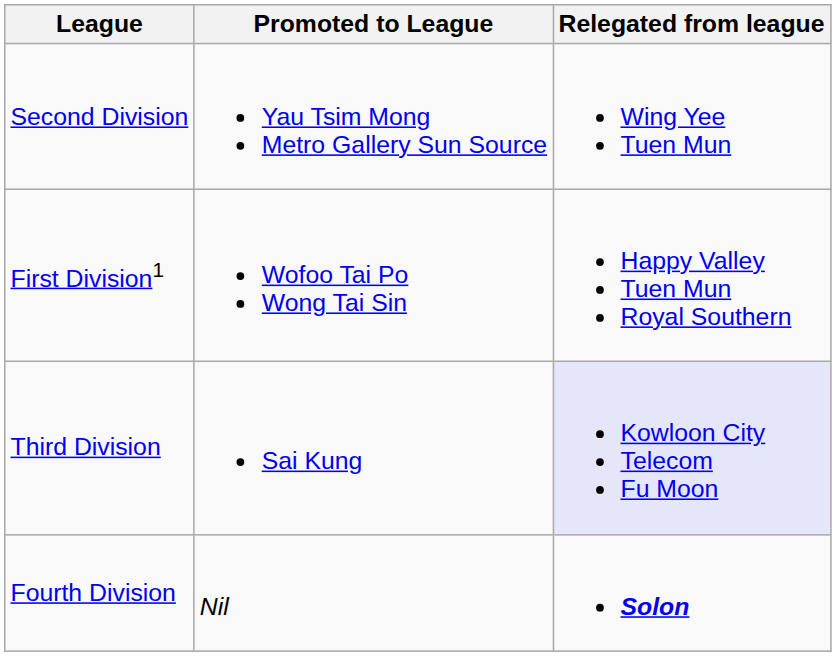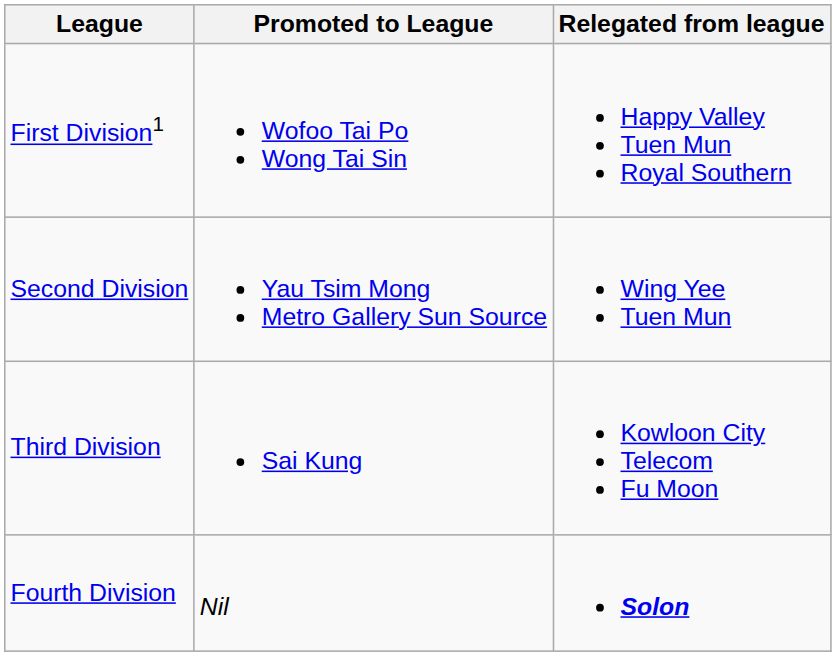rows swapped: (87, 274) <-> (99, 116)
(692, 462) lavender background -> (692, 462) no background
